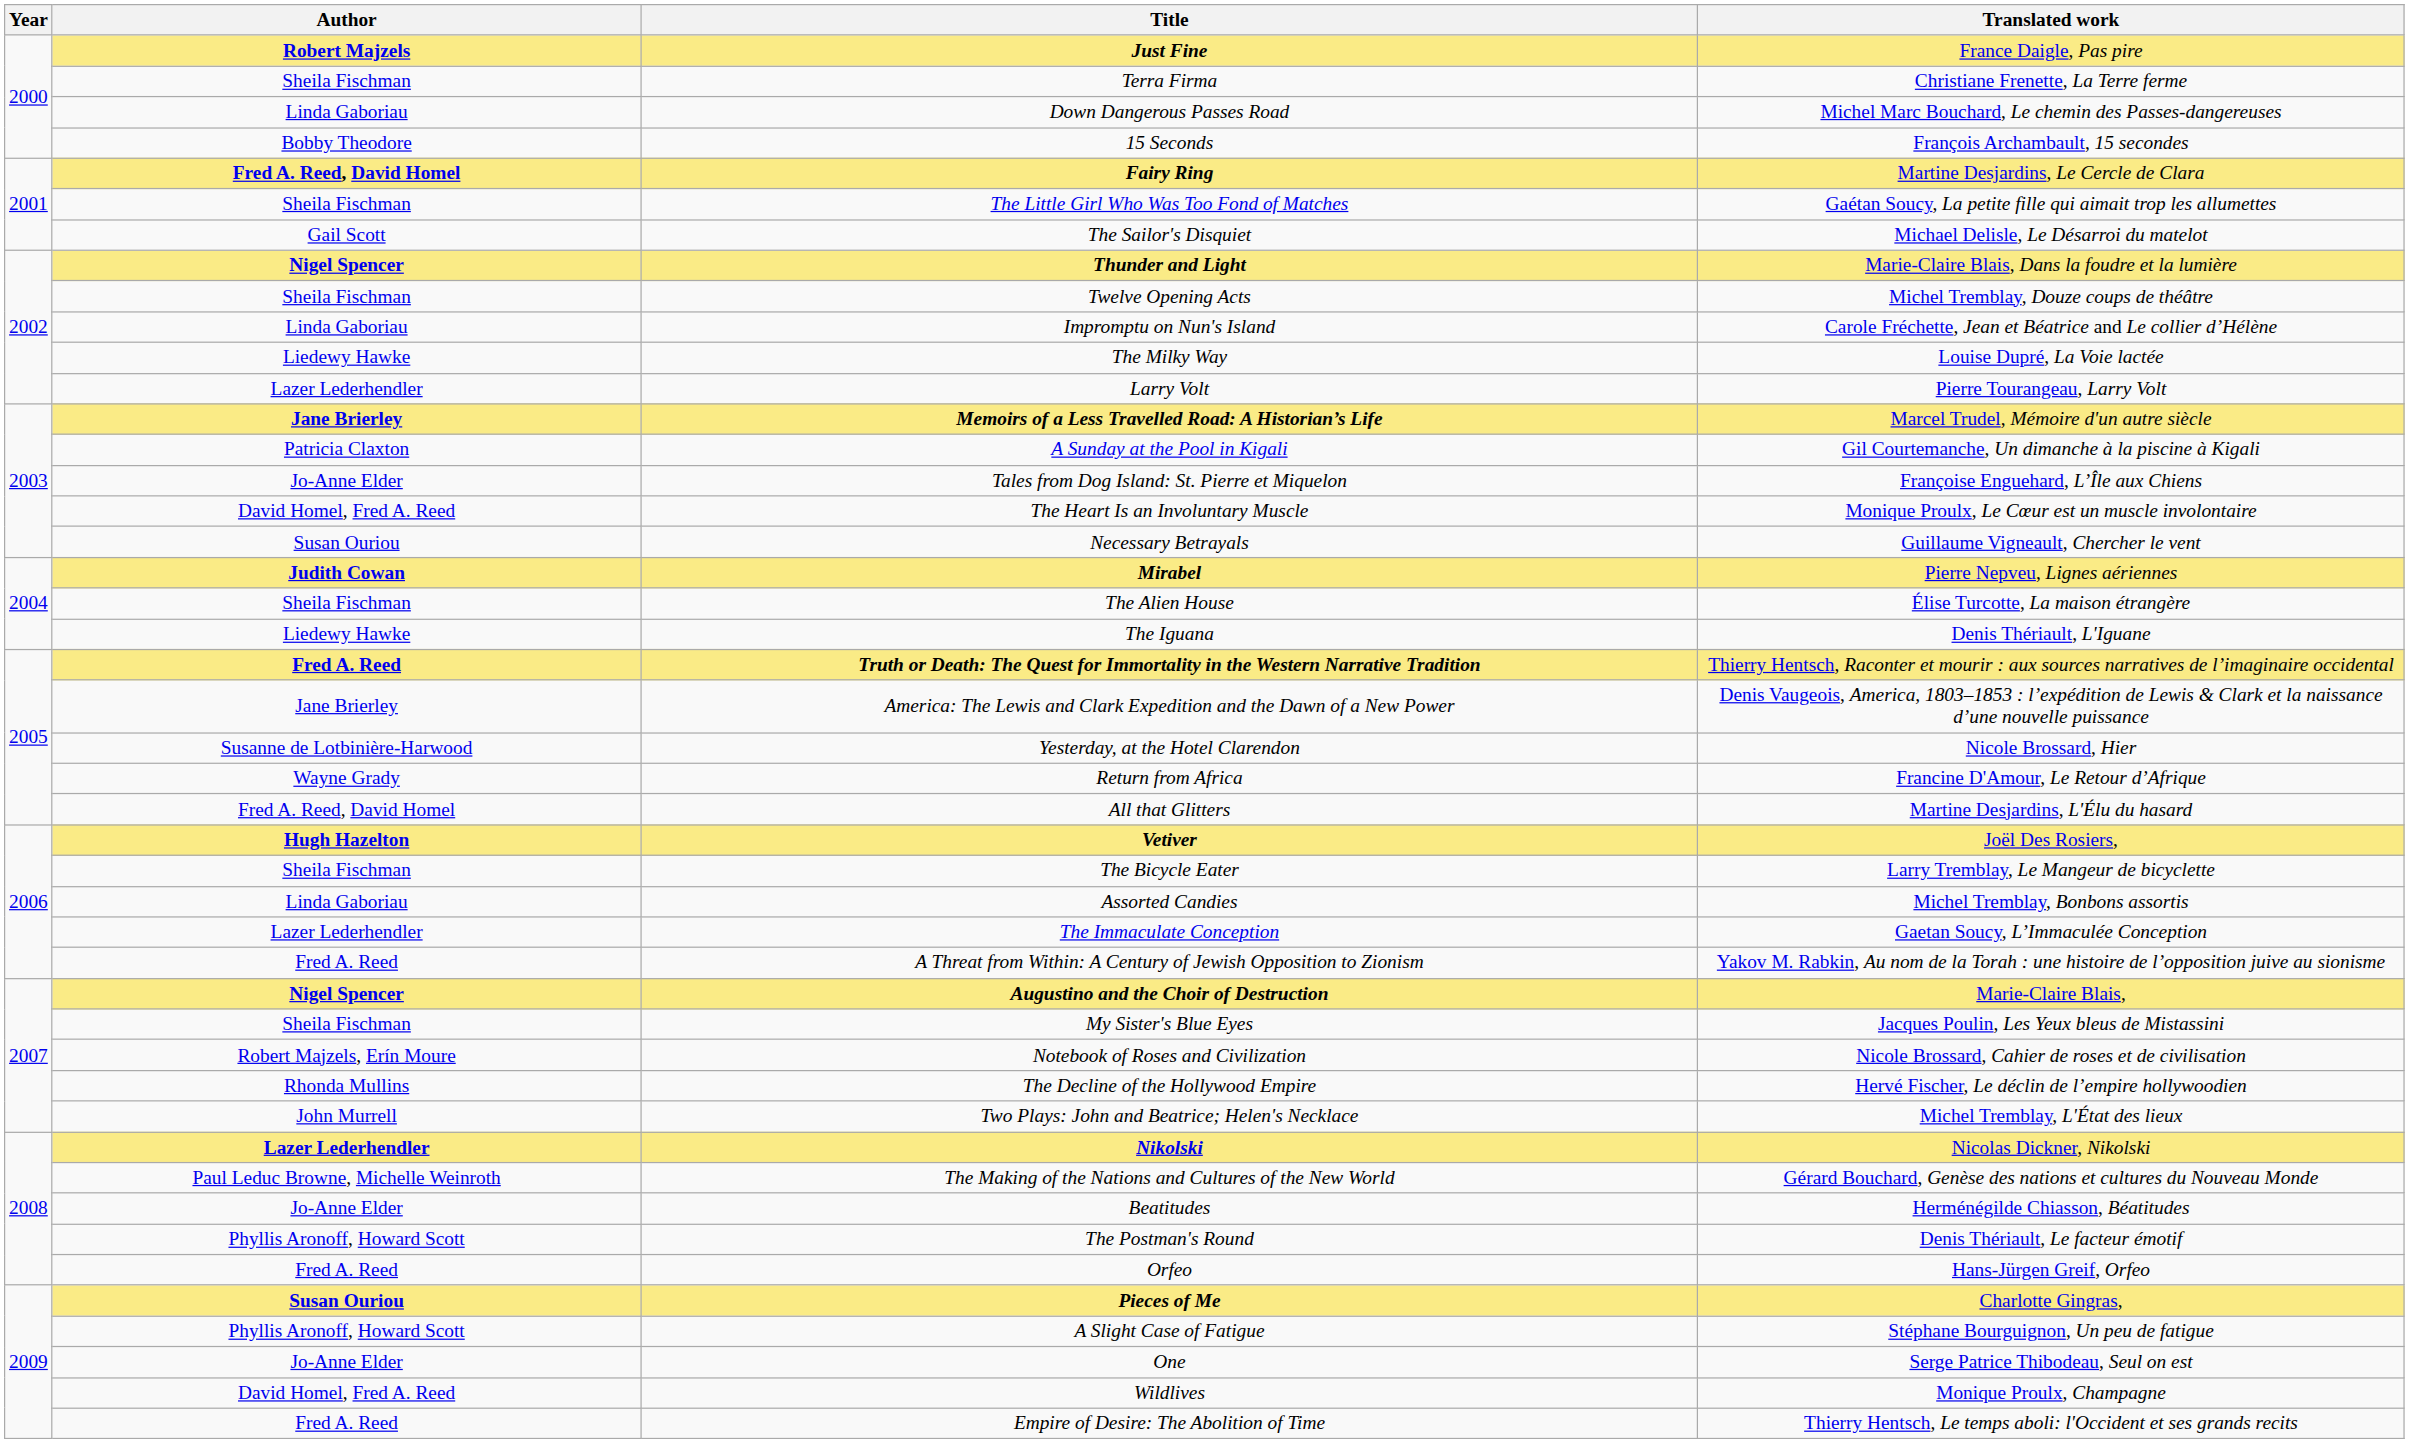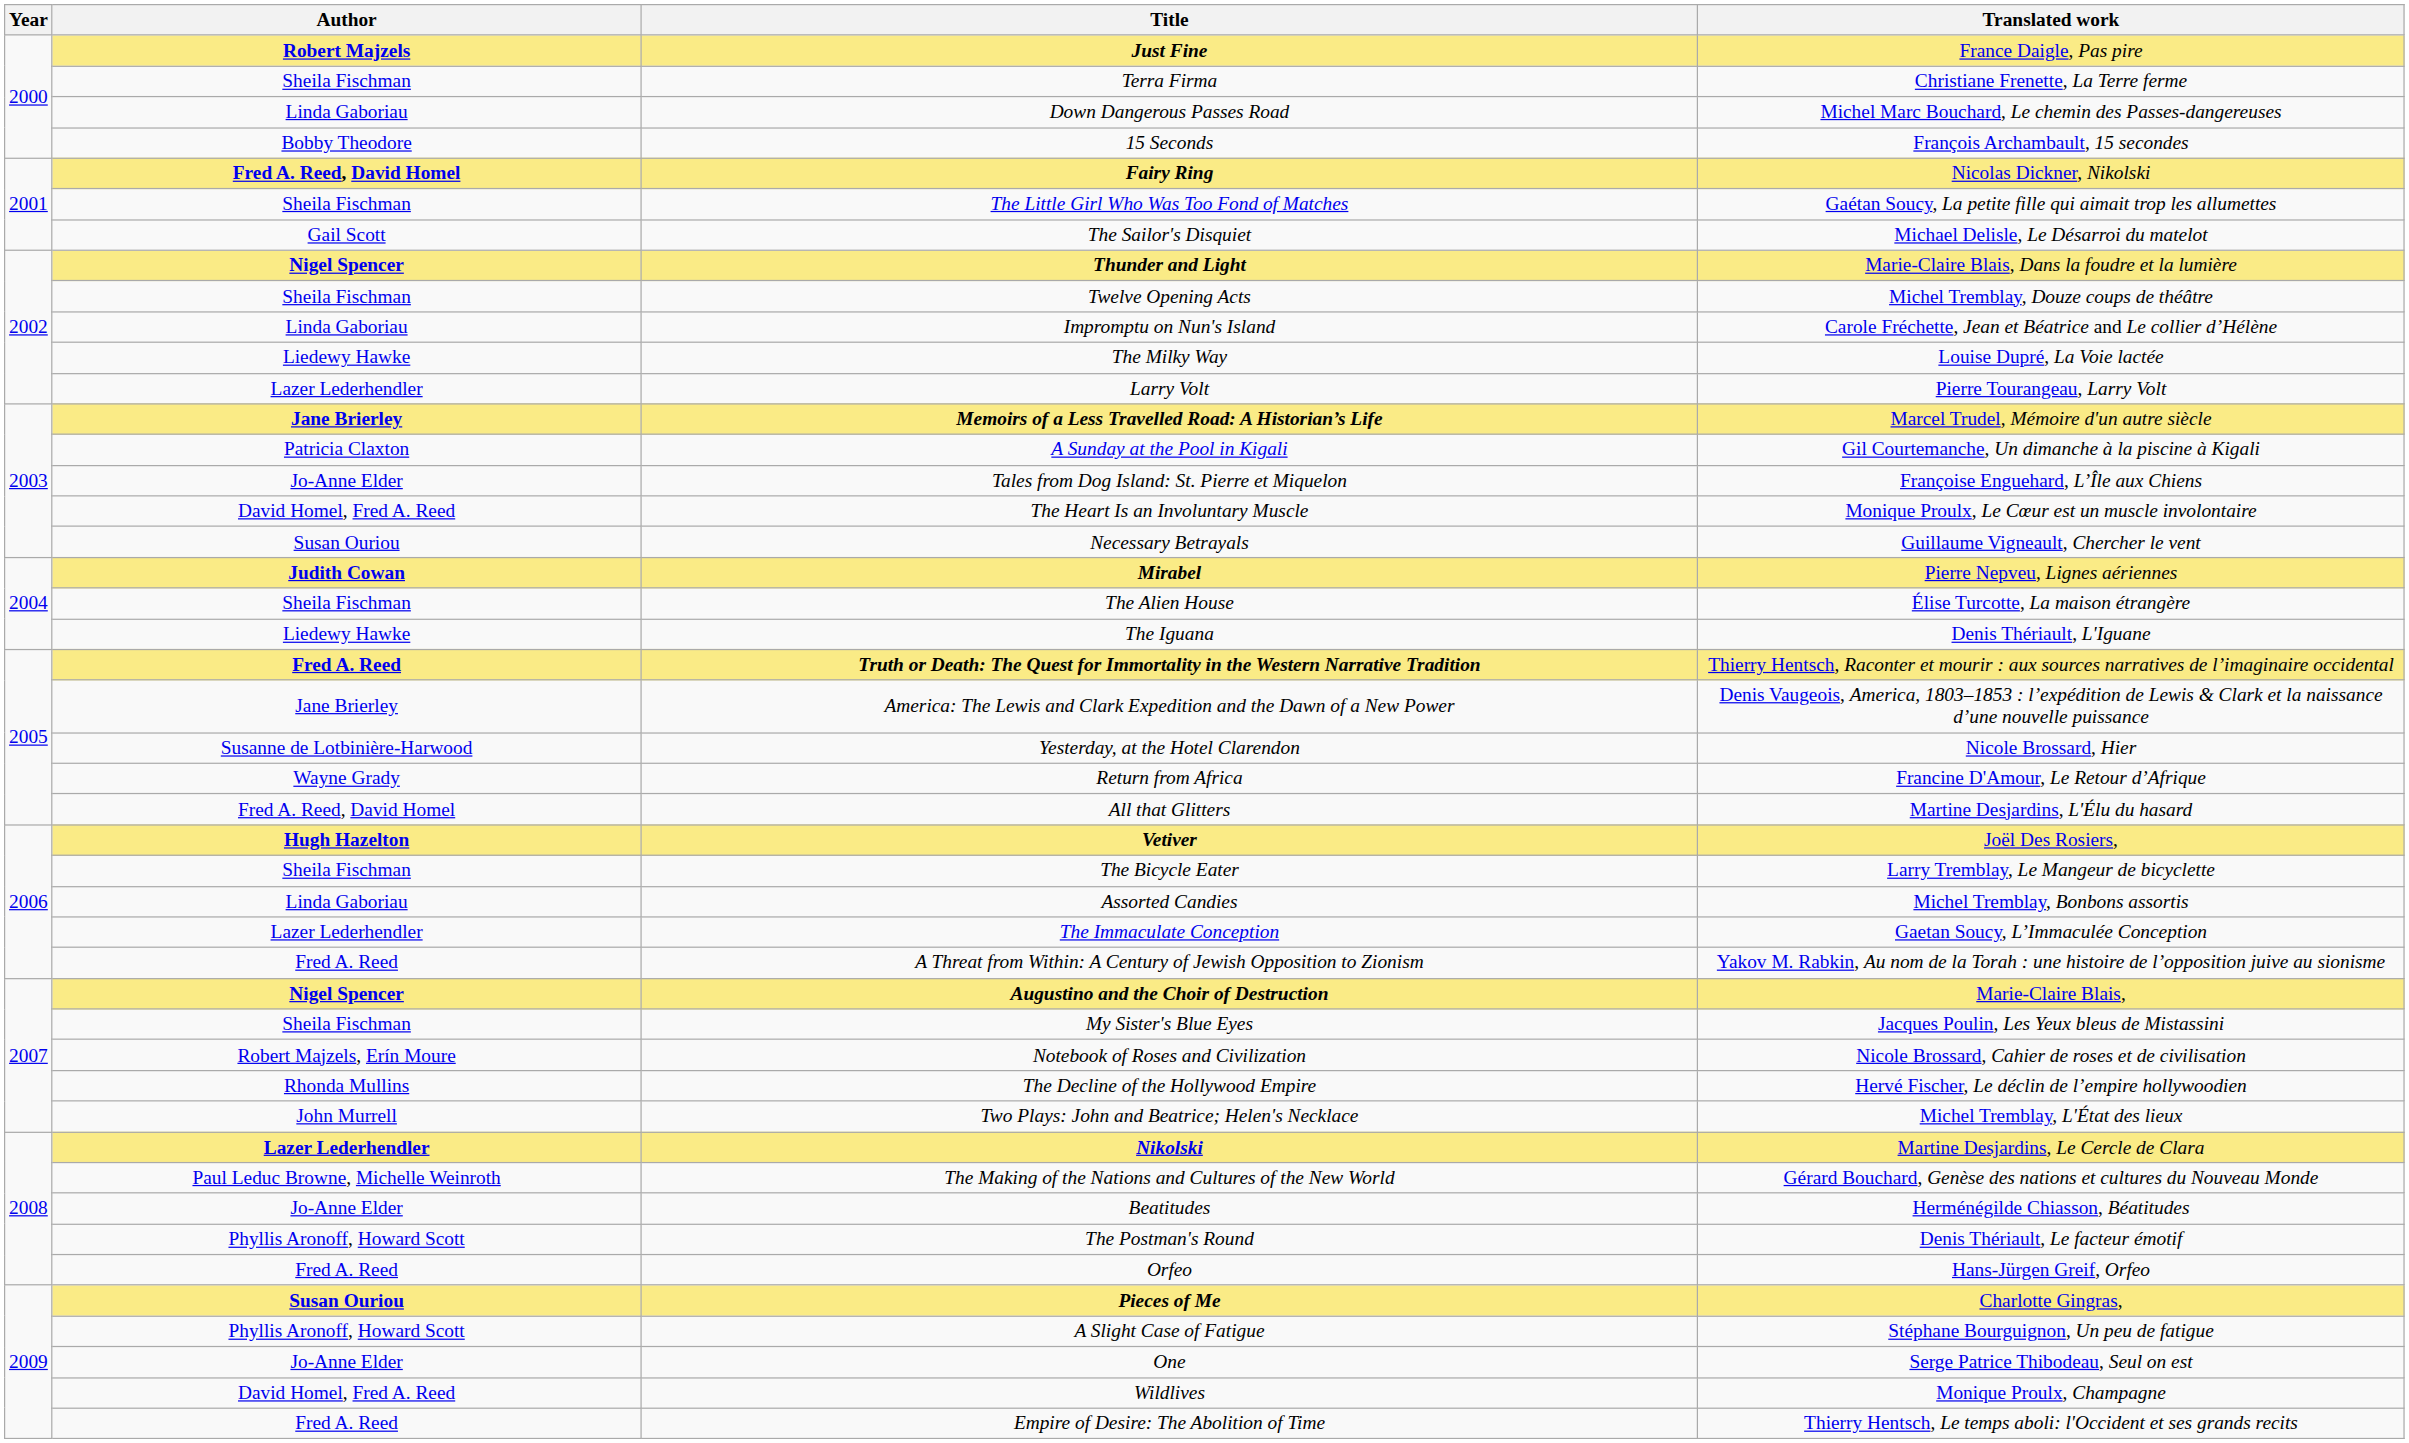(2051, 173) Martine Desjardins, Le Cercle de Clara -> (2051, 173) Nicolas Dickner, Nikolski
(2051, 1146) Nicolas Dickner, Nikolski -> (2051, 1146) Martine Desjardins, Le Cercle de Clara
